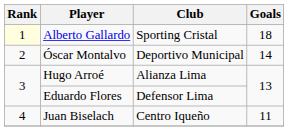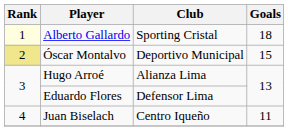(22, 55) no background -> (22, 55) khaki background
(265, 55) 14 -> (265, 55) 15
